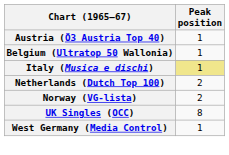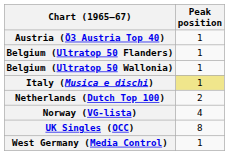+ row: (90, 53)
(200, 98) 2 -> (200, 113) 4
